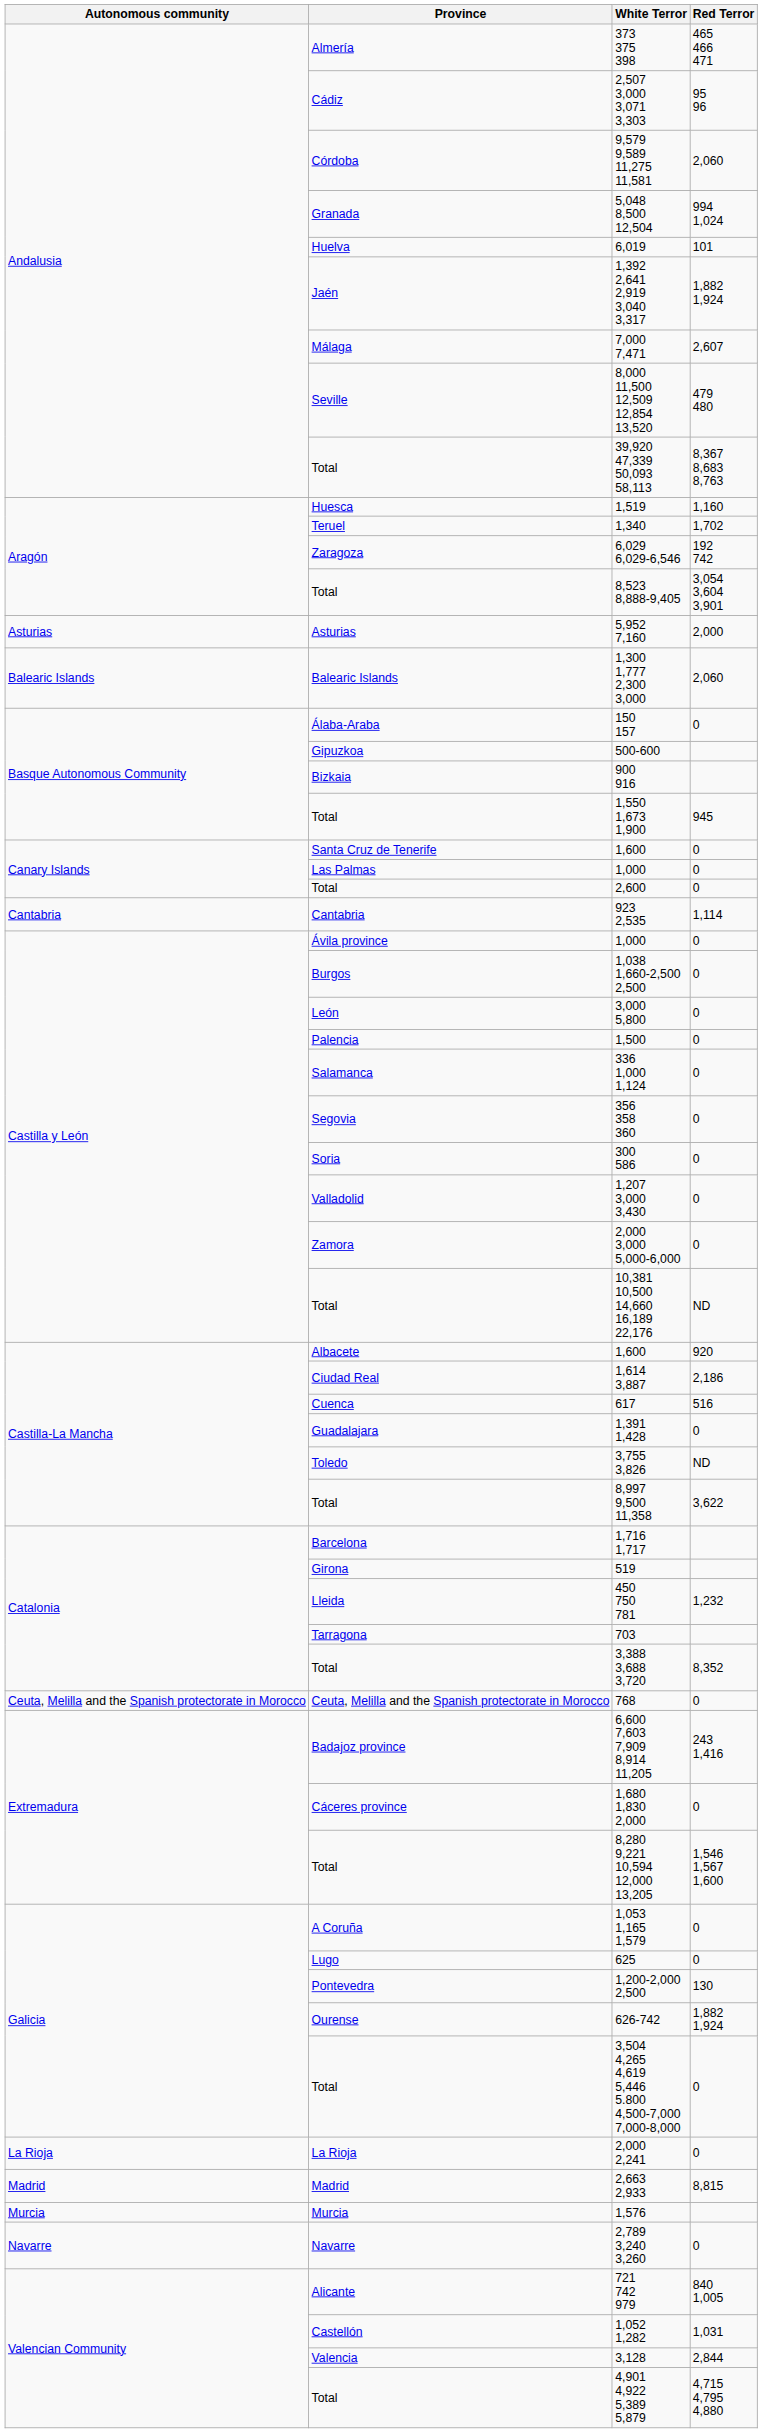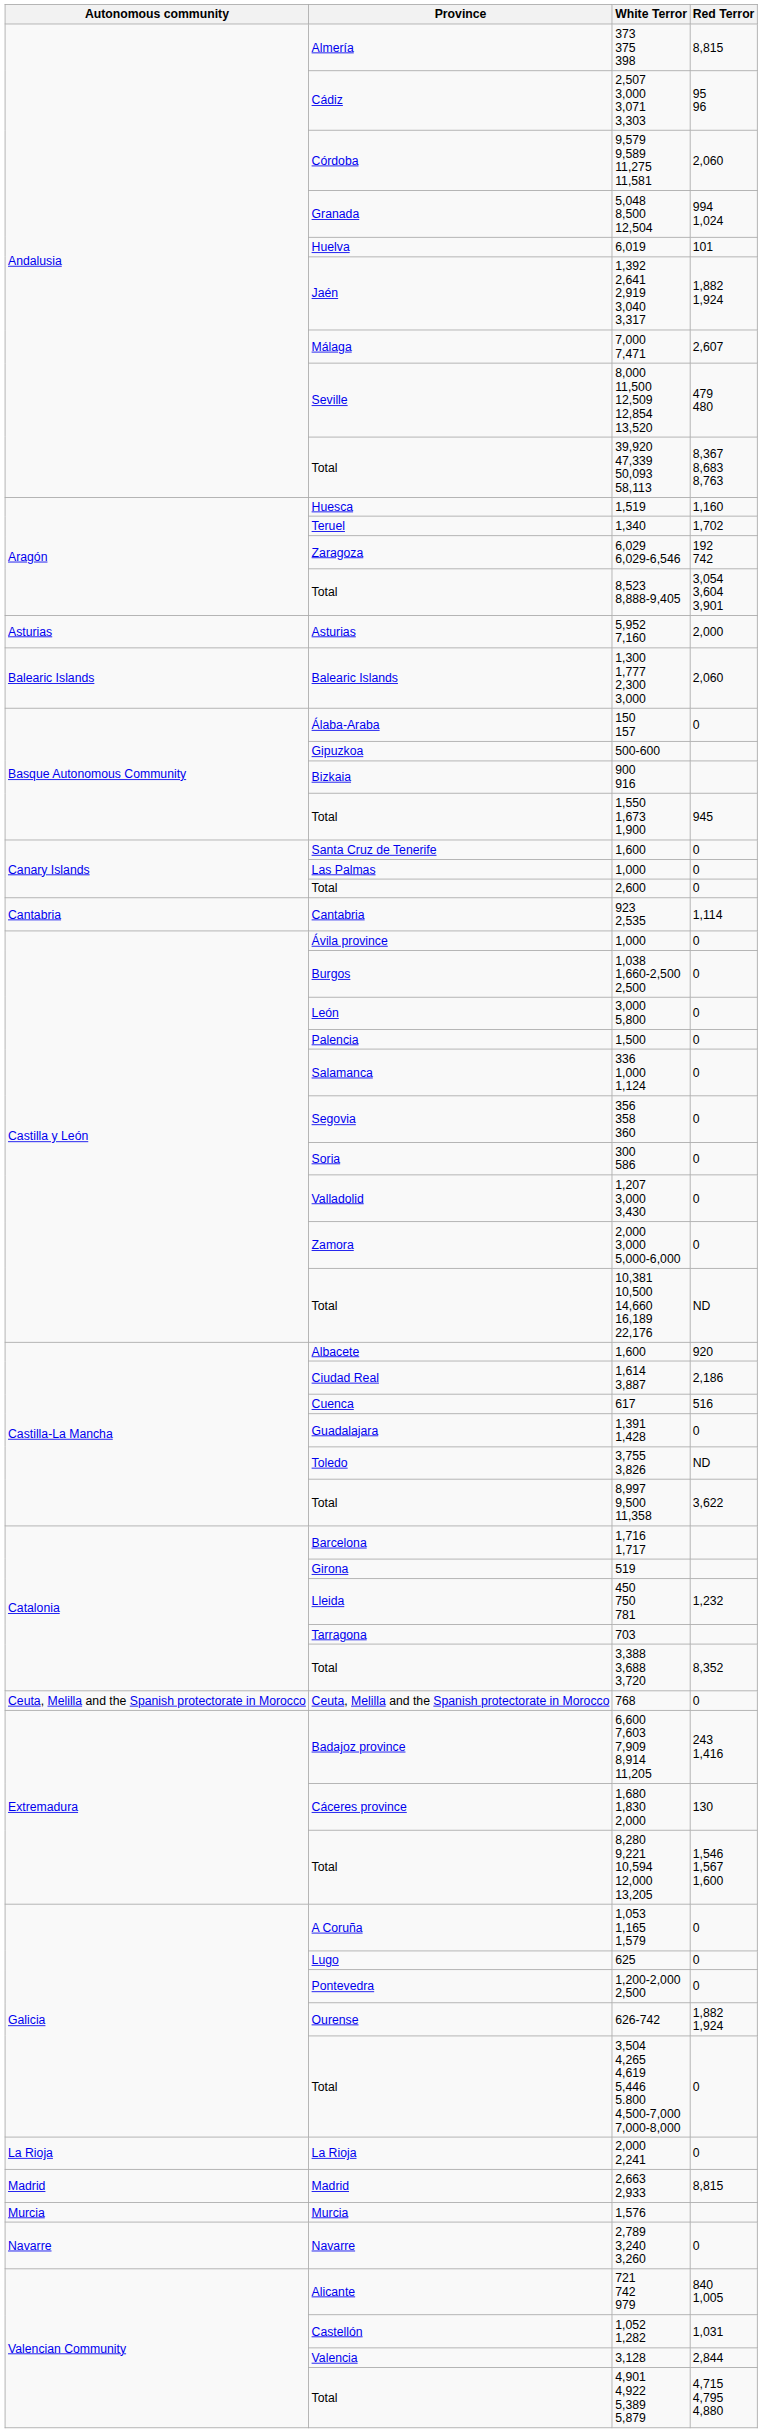(703, 47) 465 466 471 -> (708, 47) 8,815
(696, 1807) 0 -> (703, 1807) 130
(703, 1986) 130 -> (696, 1986) 0
